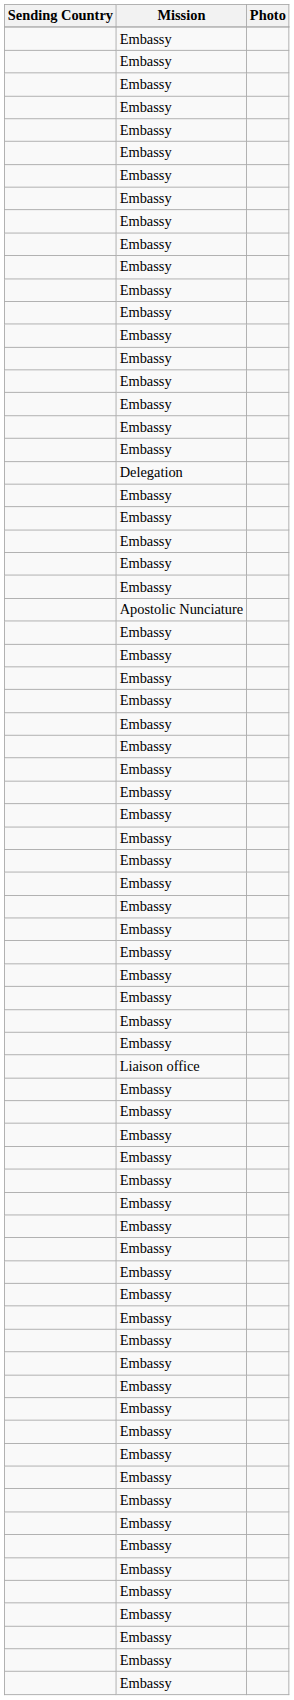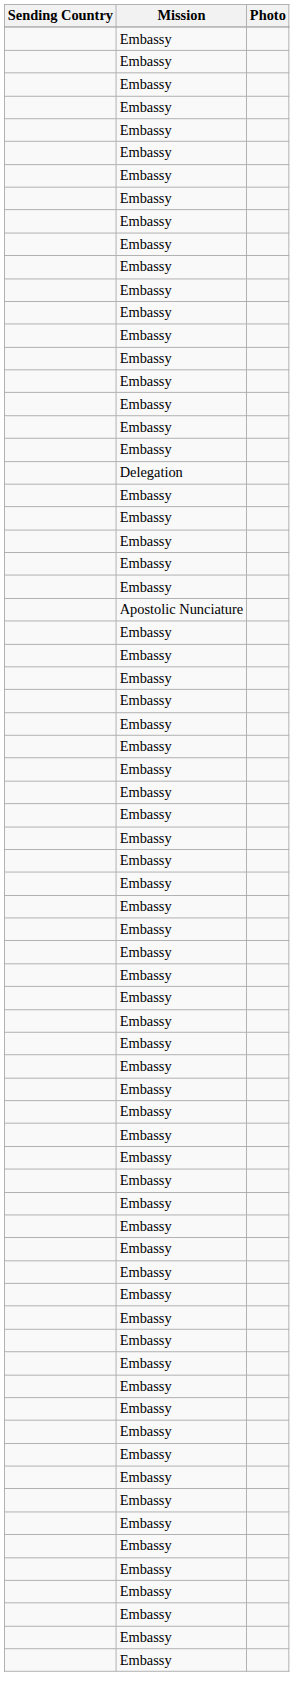- row: (60, 1066)
